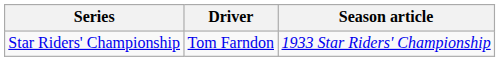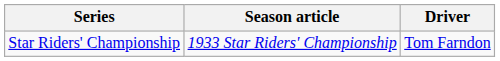columns swapped: (231, 17) <-> (386, 17)
